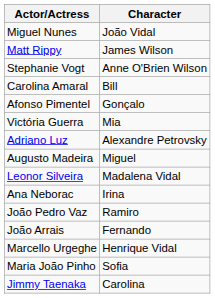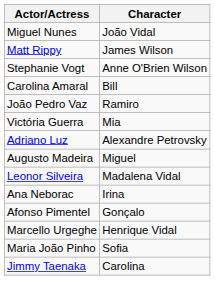rows swapped: (48, 104) <-> (47, 212)
- row: (36, 230)
